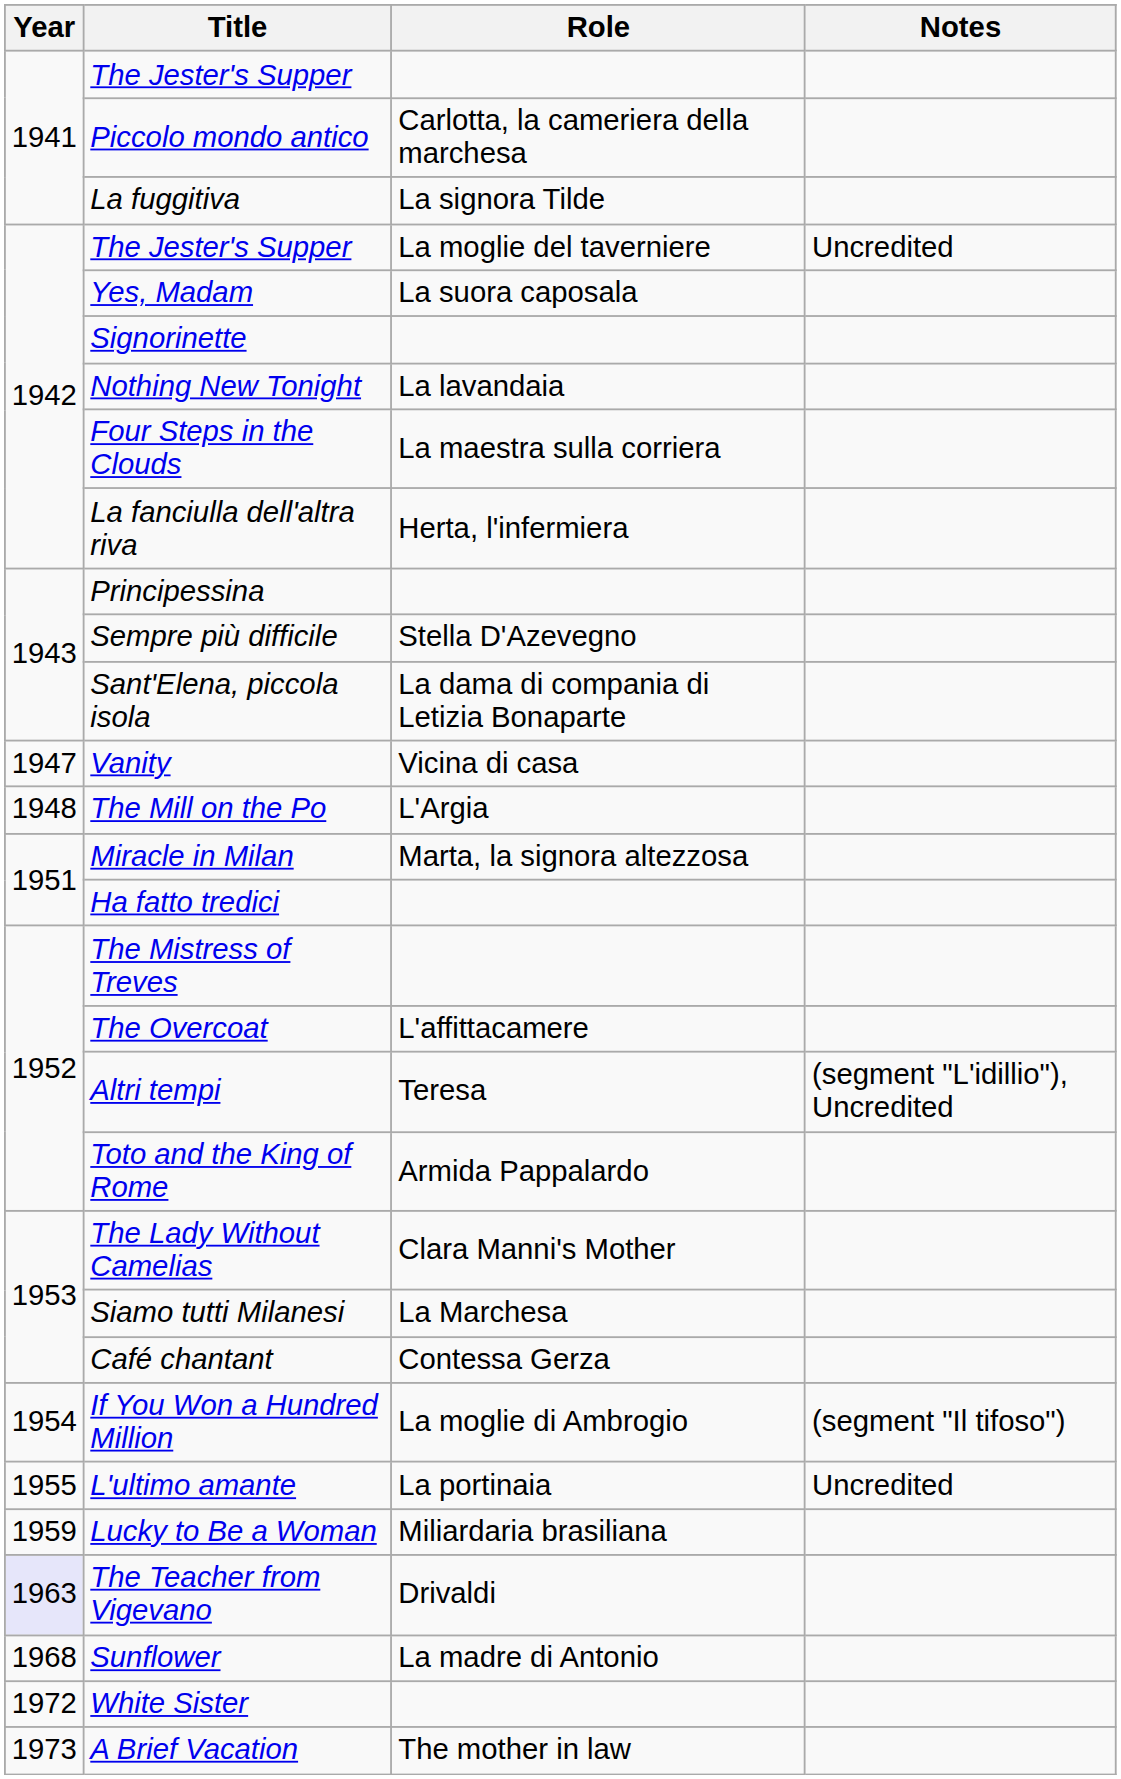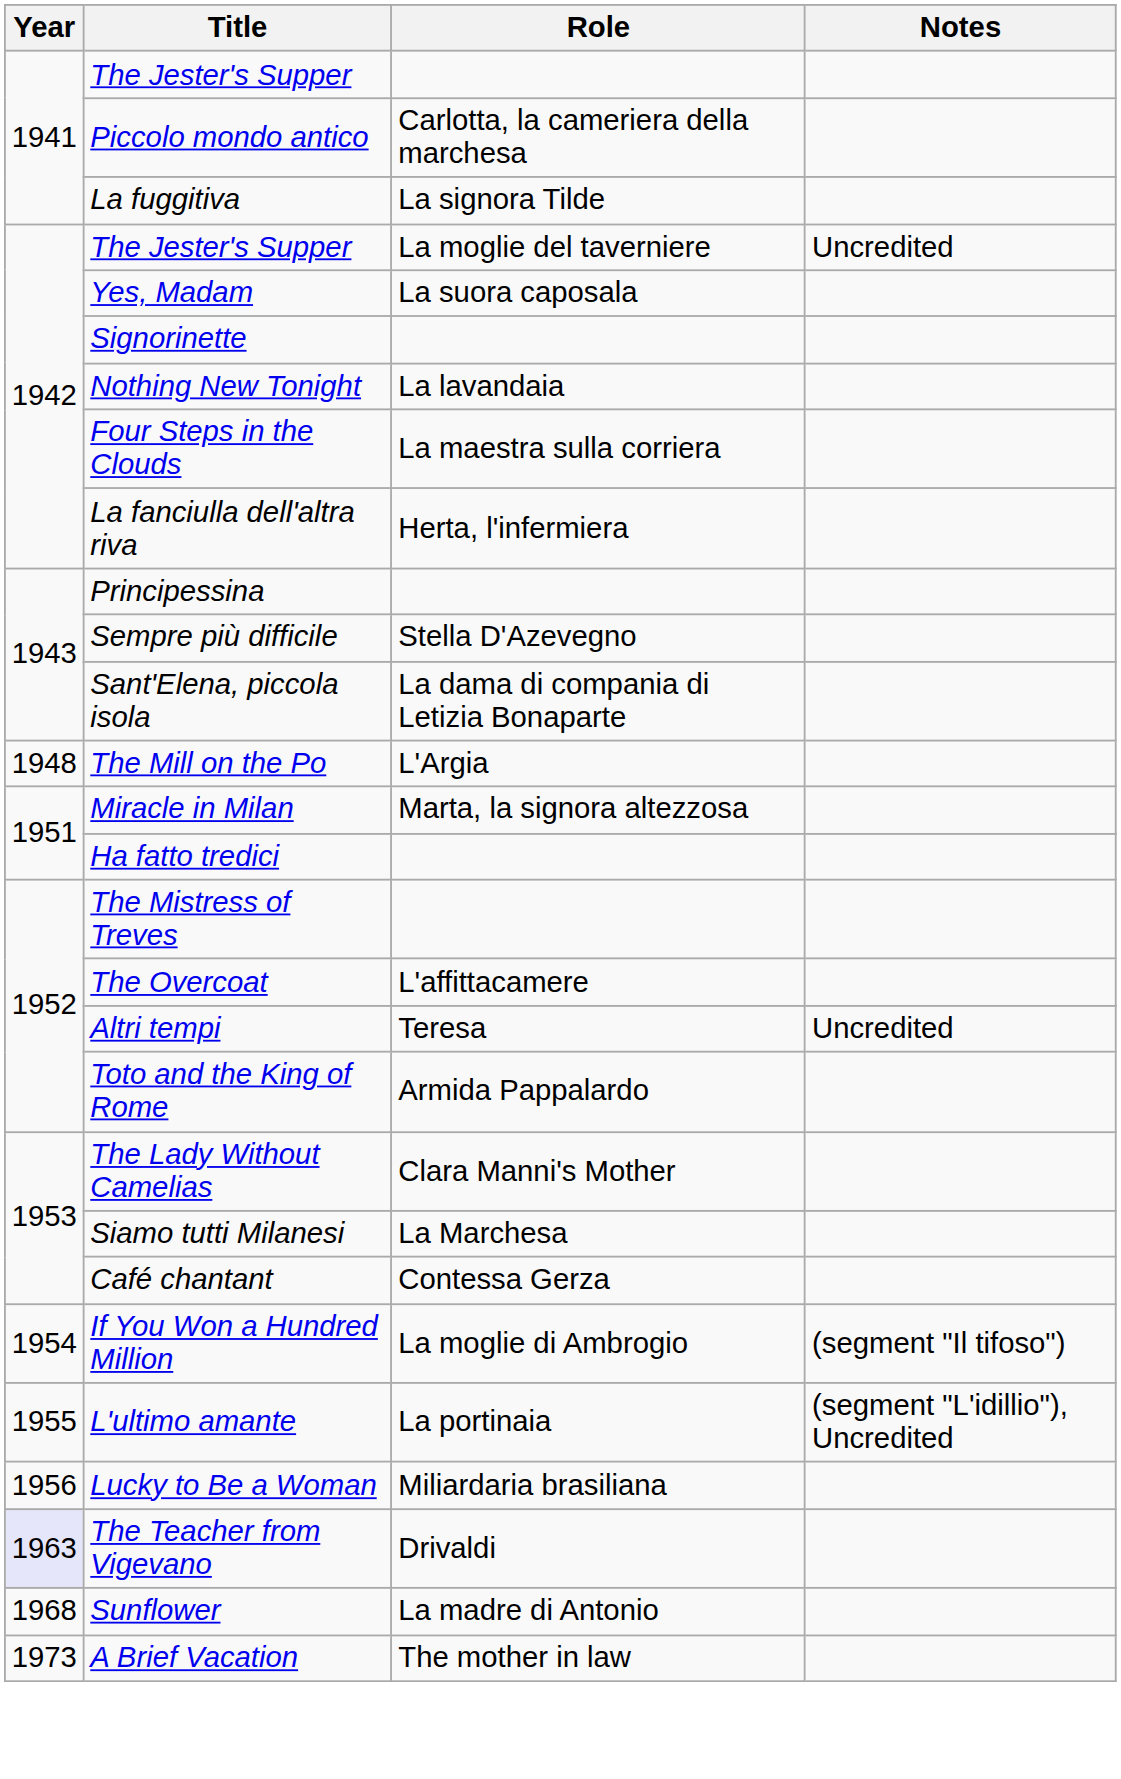- row: (130, 763)
(940, 1091) (segment "L'idillio"), Uncredited -> (883, 1028) Uncredited
(883, 1485) Uncredited -> (940, 1422) (segment "L'idillio"), Uncredited
(44, 1531) 1959 -> (44, 1485) 1956
- row: (169, 1703)
